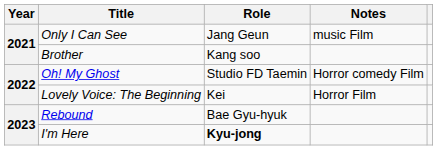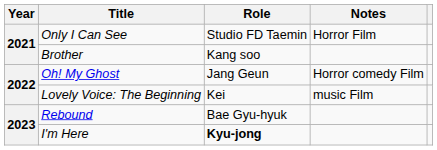(238, 34) Jang Geun -> (257, 34) Studio FD Taemin
(343, 34) music Film -> (344, 34) Horror Film
(257, 74) Studio FD Taemin -> (238, 74) Jang Geun
(344, 94) Horror Film -> (343, 94) music Film
